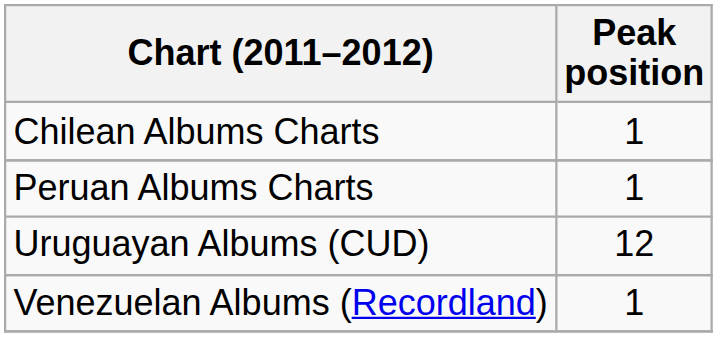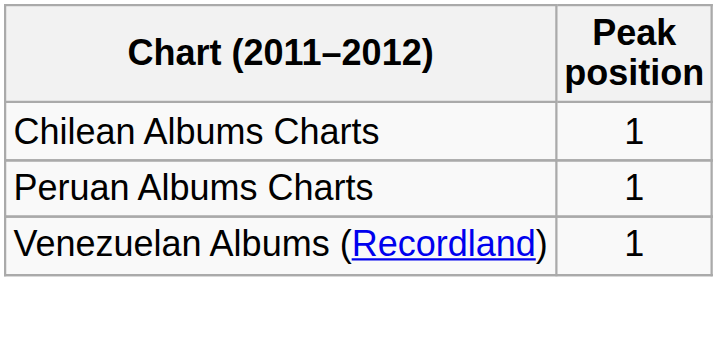- row: (221, 244)
